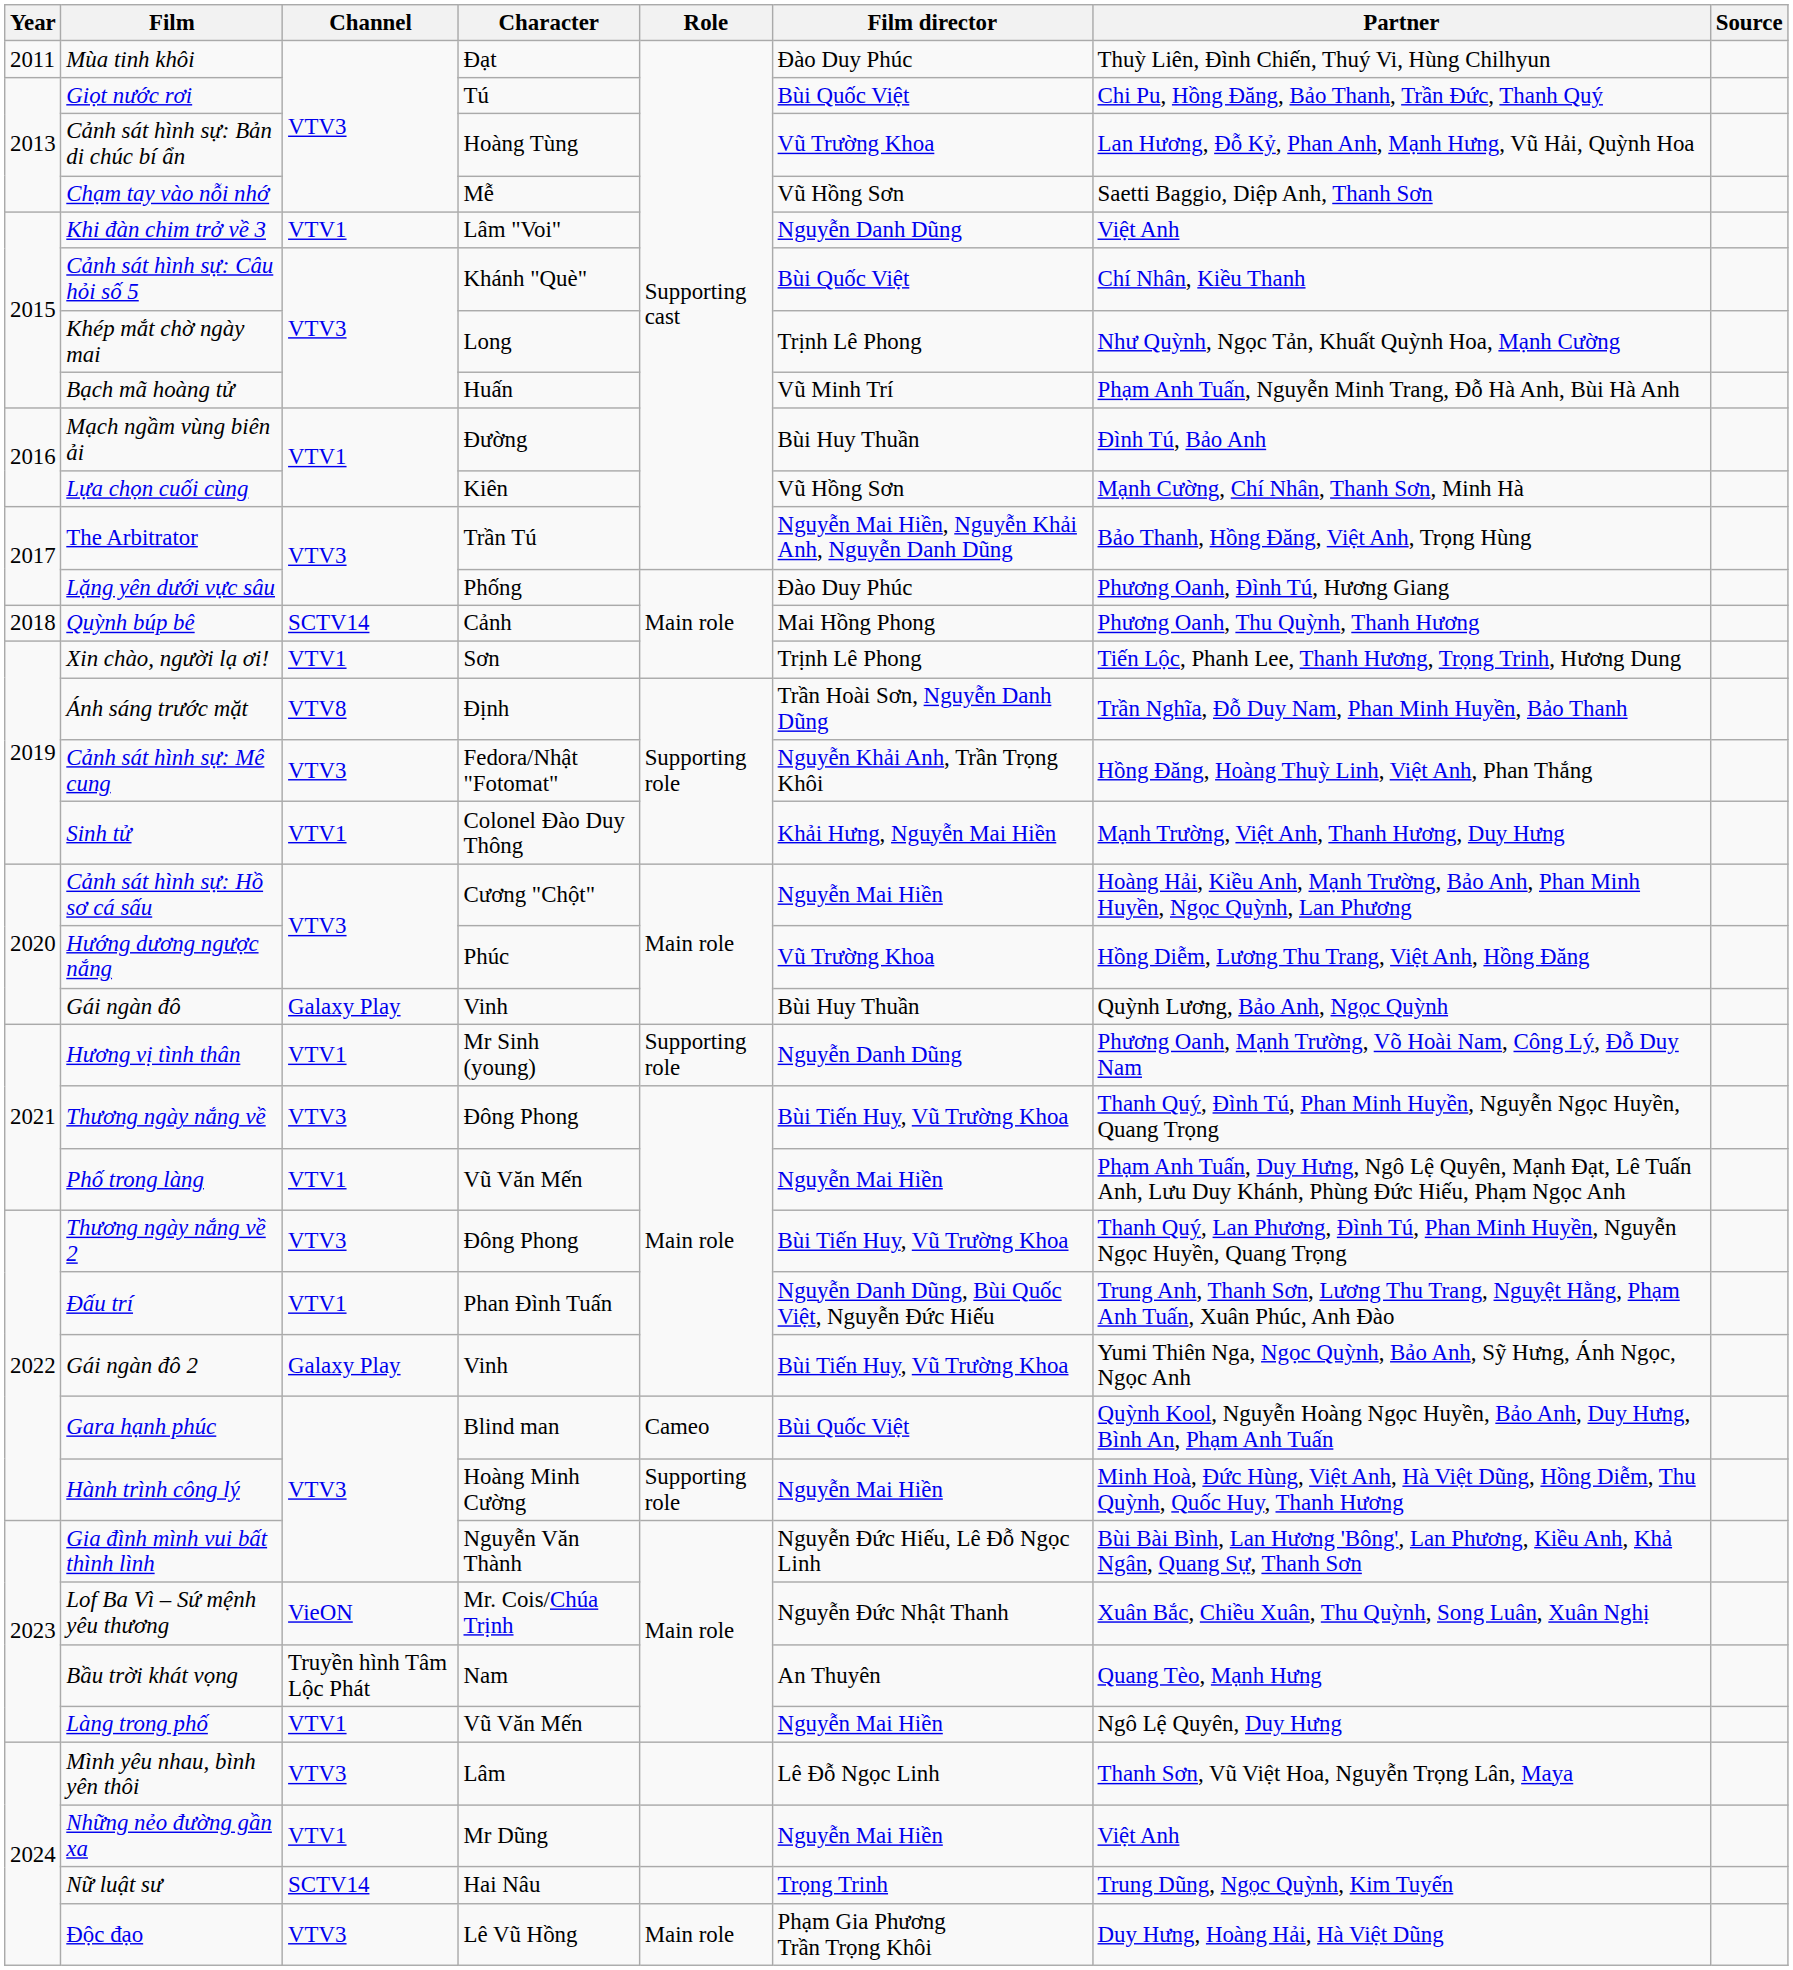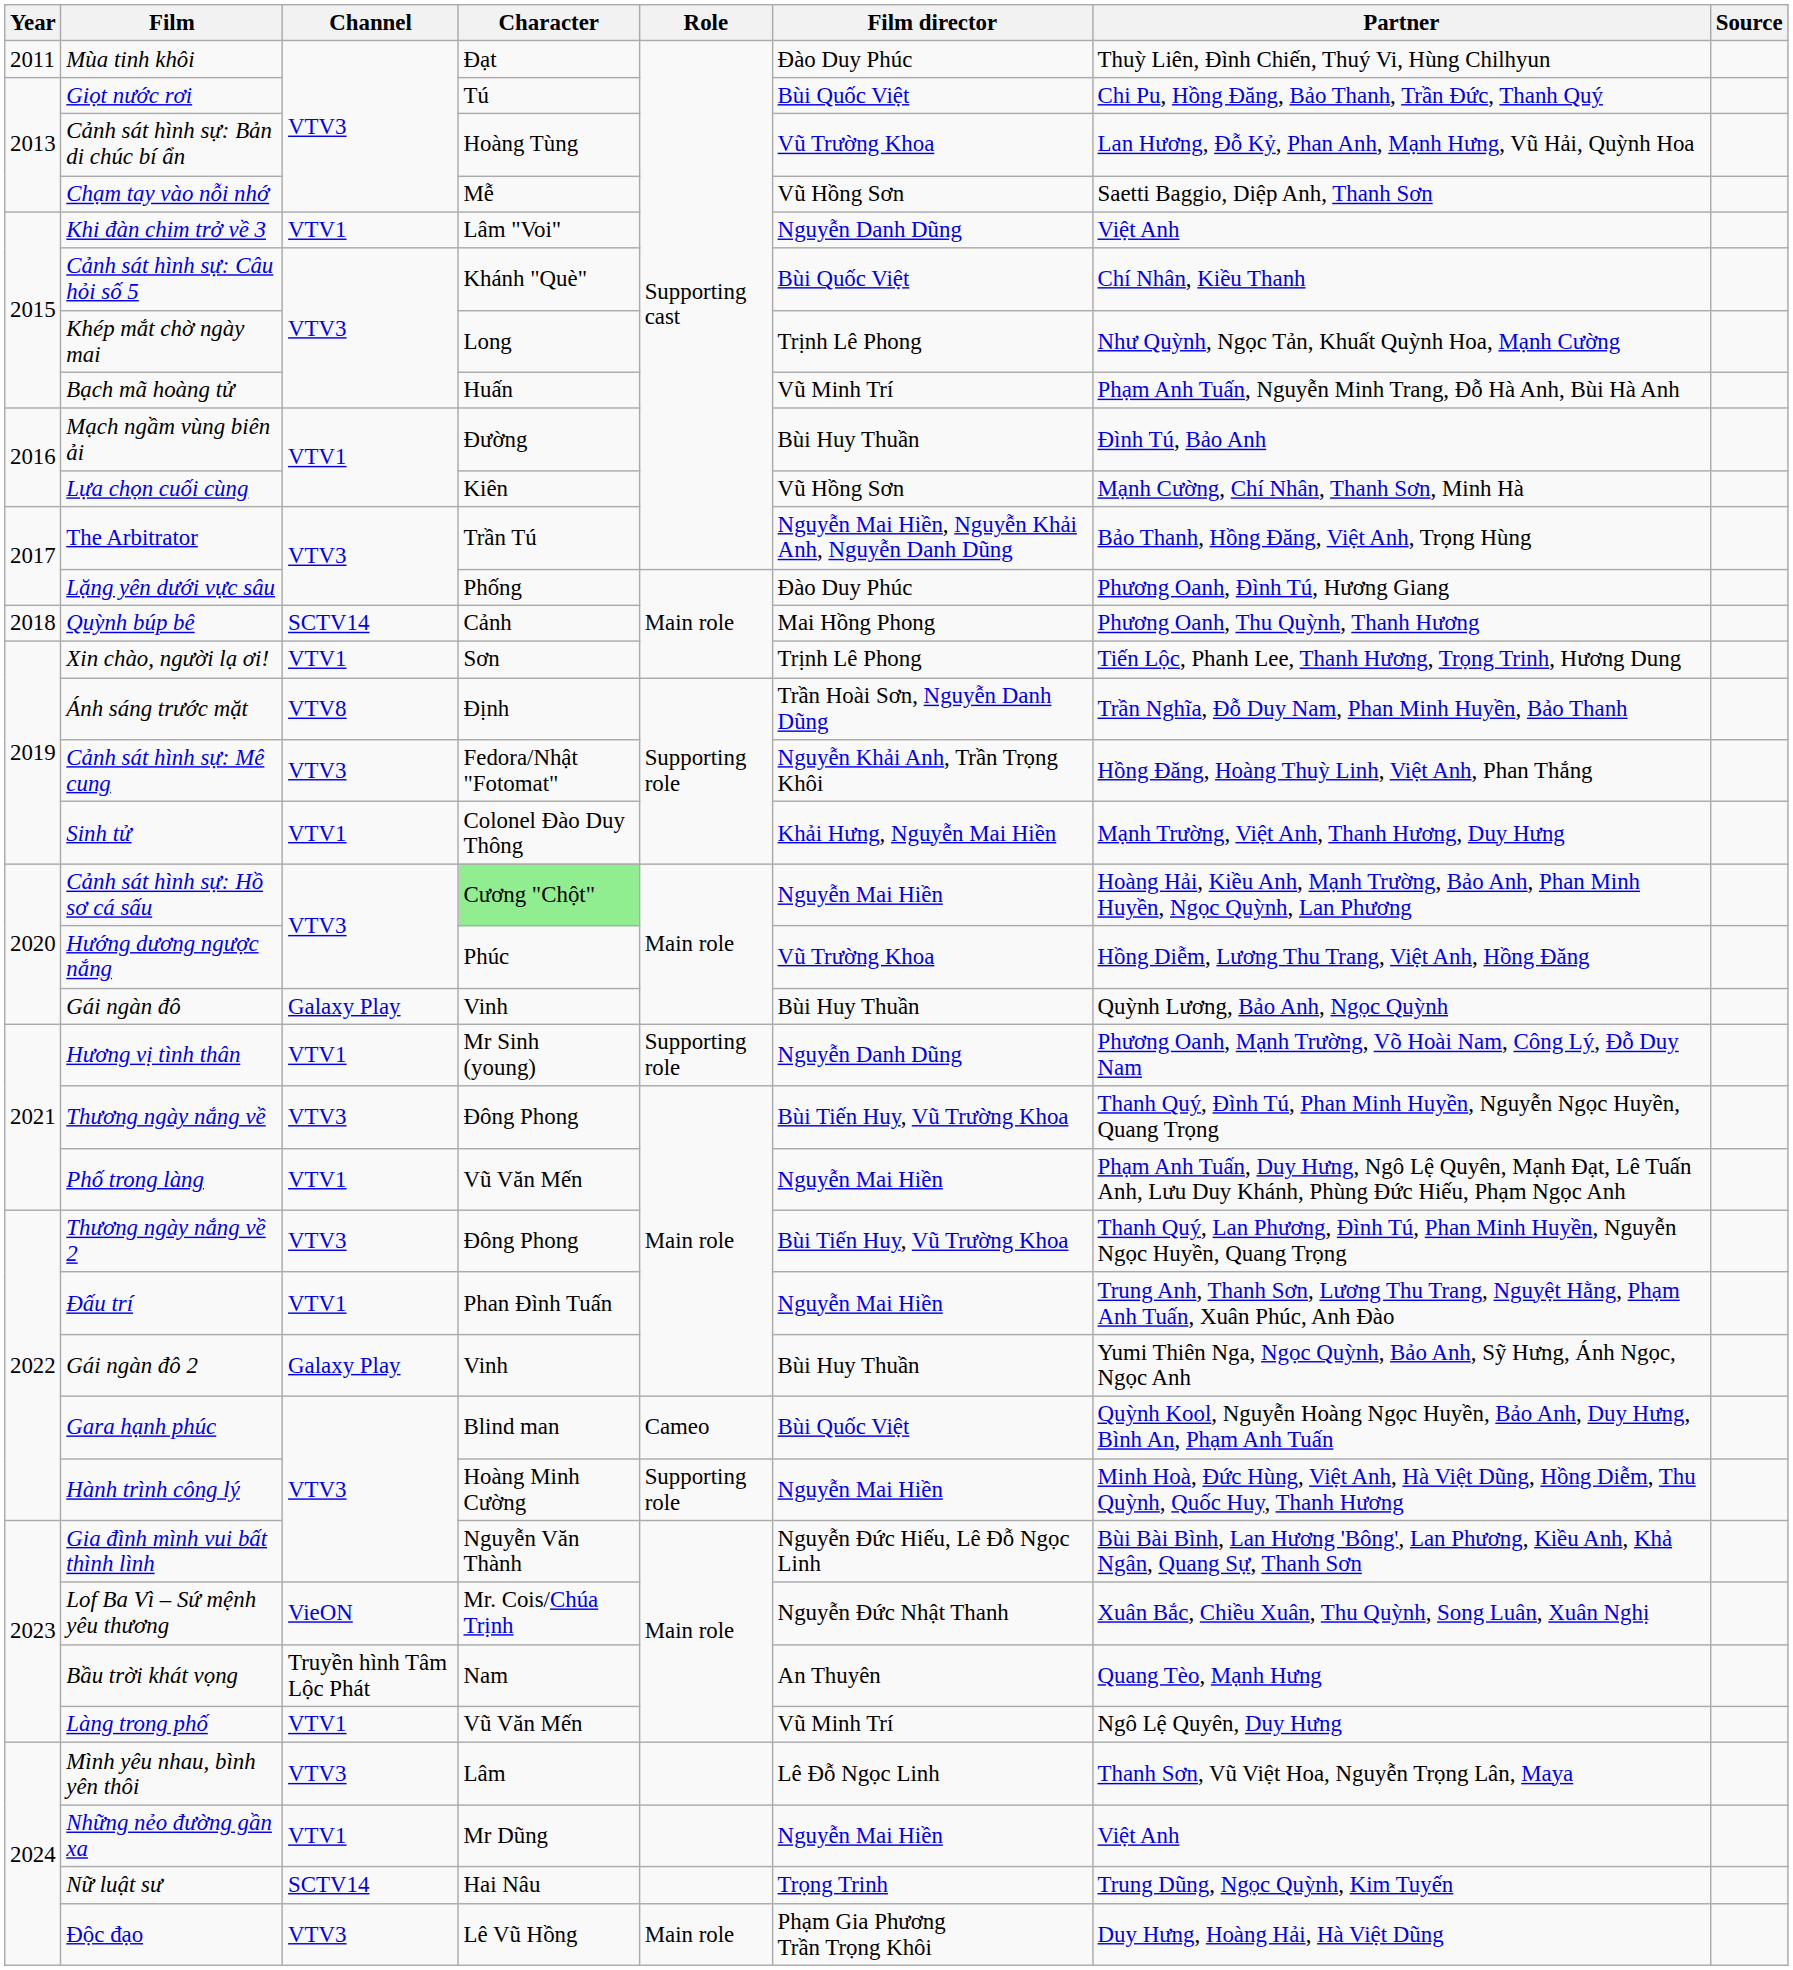(529, 894) no background -> (529, 894) lightgreen background
(920, 1303) Nguyễn Danh Dũng, Bùi Quốc Việt, Nguyễn Đức Hiếu -> (860, 1303) Nguyễn Mai Hiền
(923, 1365) Bùi Tiến Huy, Vũ Trường Khoa -> (849, 1365) Bùi Huy Thuần
(860, 1724) Nguyễn Mai Hiền -> (835, 1724) Vũ Minh Trí
